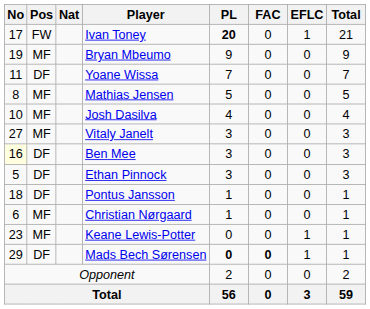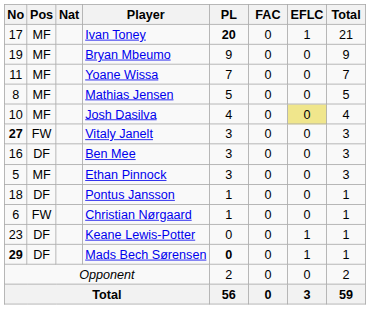(42, 35) FW -> (42, 35) MF
(42, 75) DF -> (42, 75) MF
(307, 114) no background -> (307, 114) khaki background
(16, 134) normal -> (16, 134) bold
(42, 134) MF -> (42, 134) FW
(16, 154) lightyellow background -> (16, 154) no background
(42, 174) DF -> (42, 174) MF
(42, 214) MF -> (42, 214) FW
(42, 234) MF -> (42, 234) DF
(16, 254) normal -> (16, 254) bold
(268, 254) bold -> (268, 254) normal
